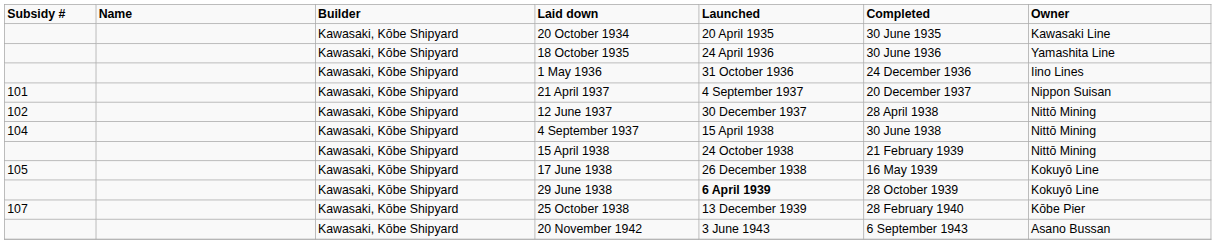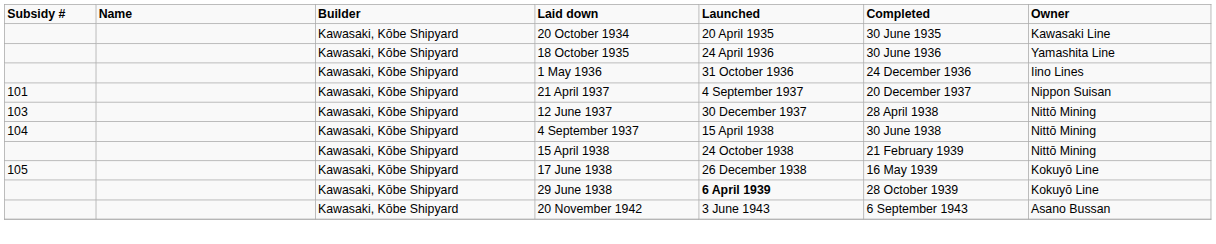(18, 111) 102 -> (18, 111) 103
- row: (583, 209)
